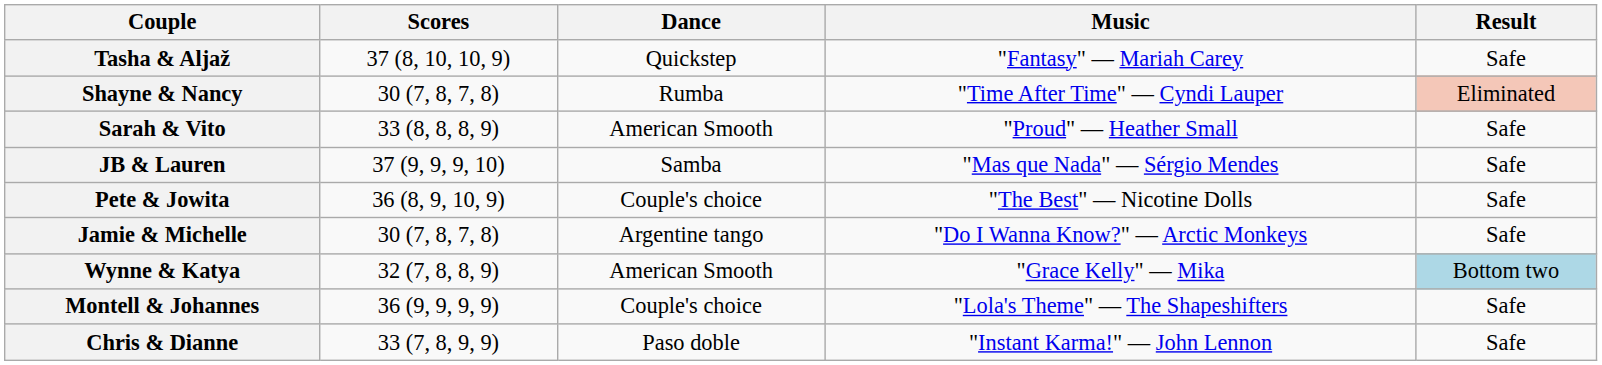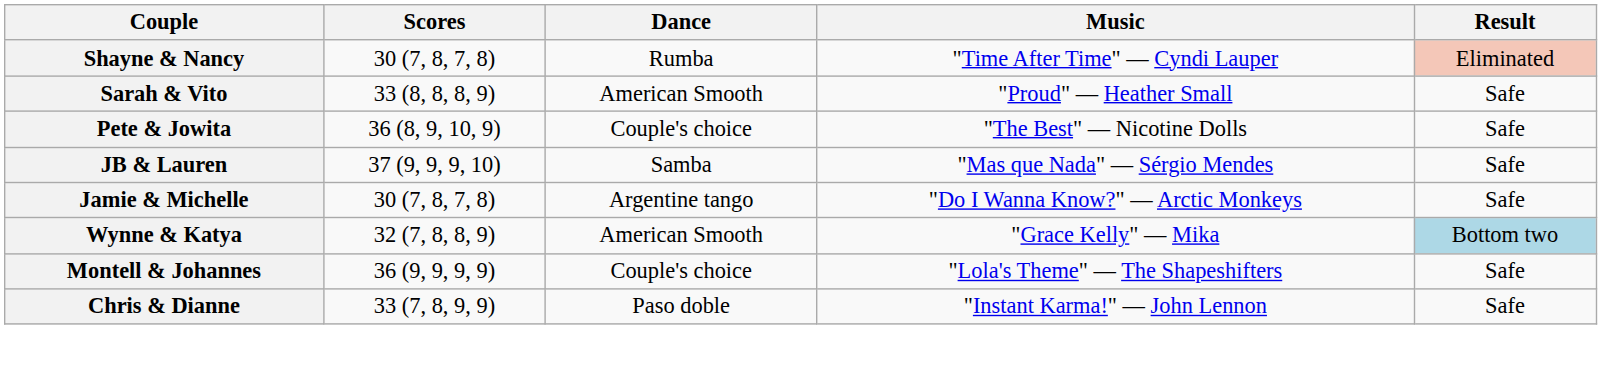- row: (162, 57)
rows swapped: (162, 199) <-> (162, 164)
